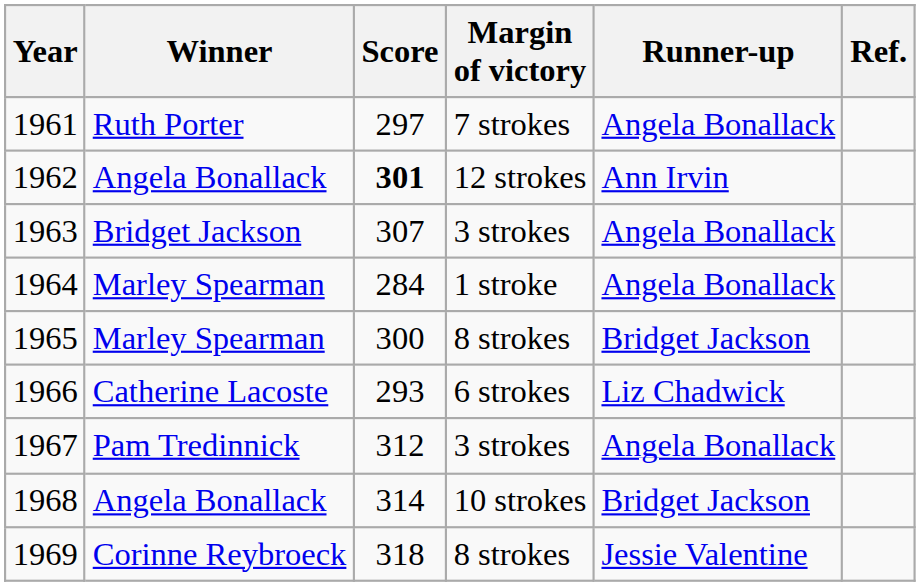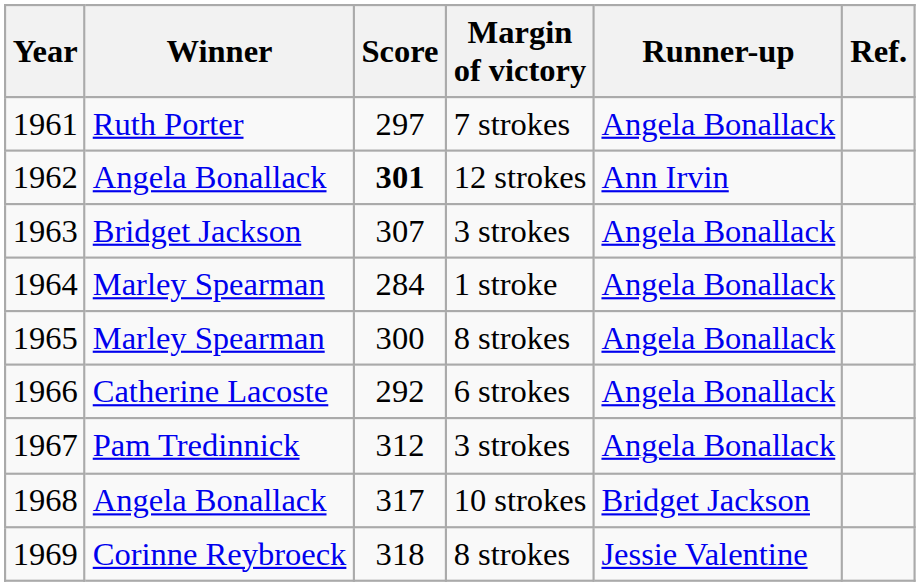(706, 338) Bridget Jackson -> (718, 338) Angela Bonallack
(400, 391) 293 -> (400, 391) 292
(693, 391) Liz Chadwick -> (718, 391) Angela Bonallack
(400, 499) 314 -> (400, 499) 317
